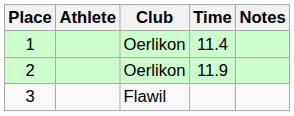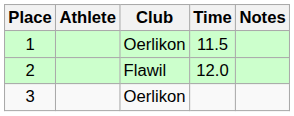(212, 44) 11.4 -> (212, 44) 11.5
(155, 70) Oerlikon -> (145, 70) Flawil
(212, 70) 11.9 -> (212, 70) 12.0
(145, 96) Flawil -> (155, 96) Oerlikon
